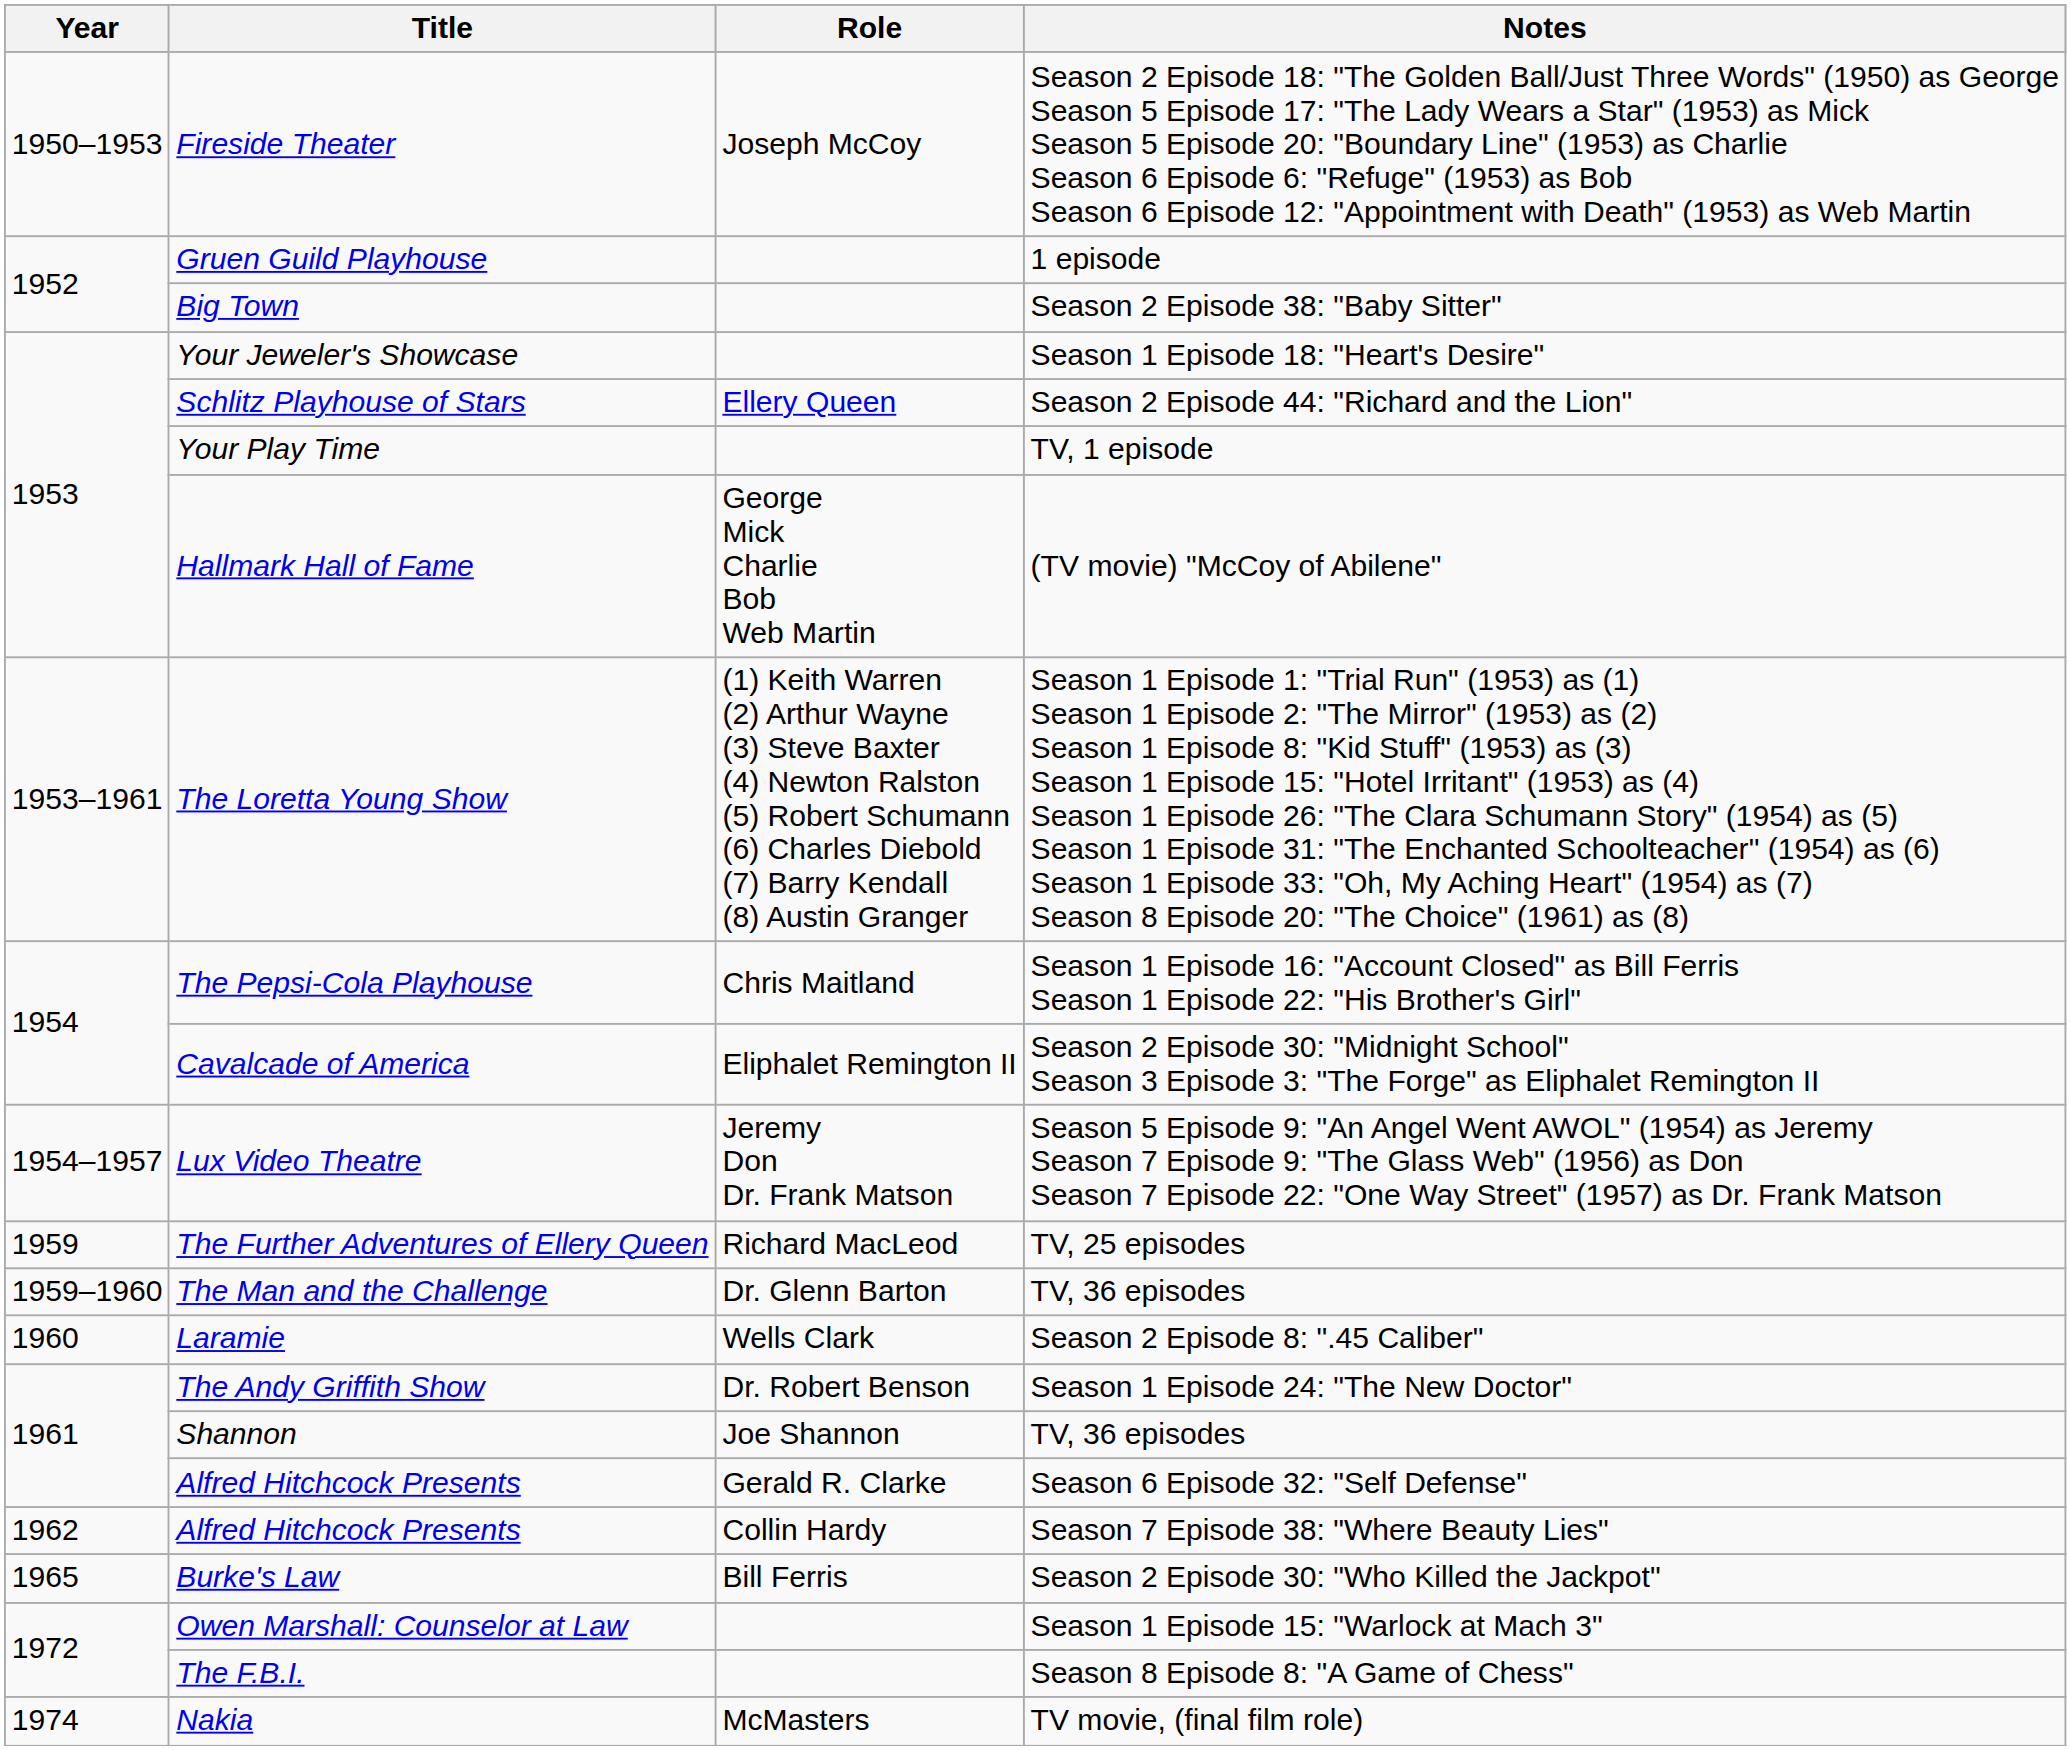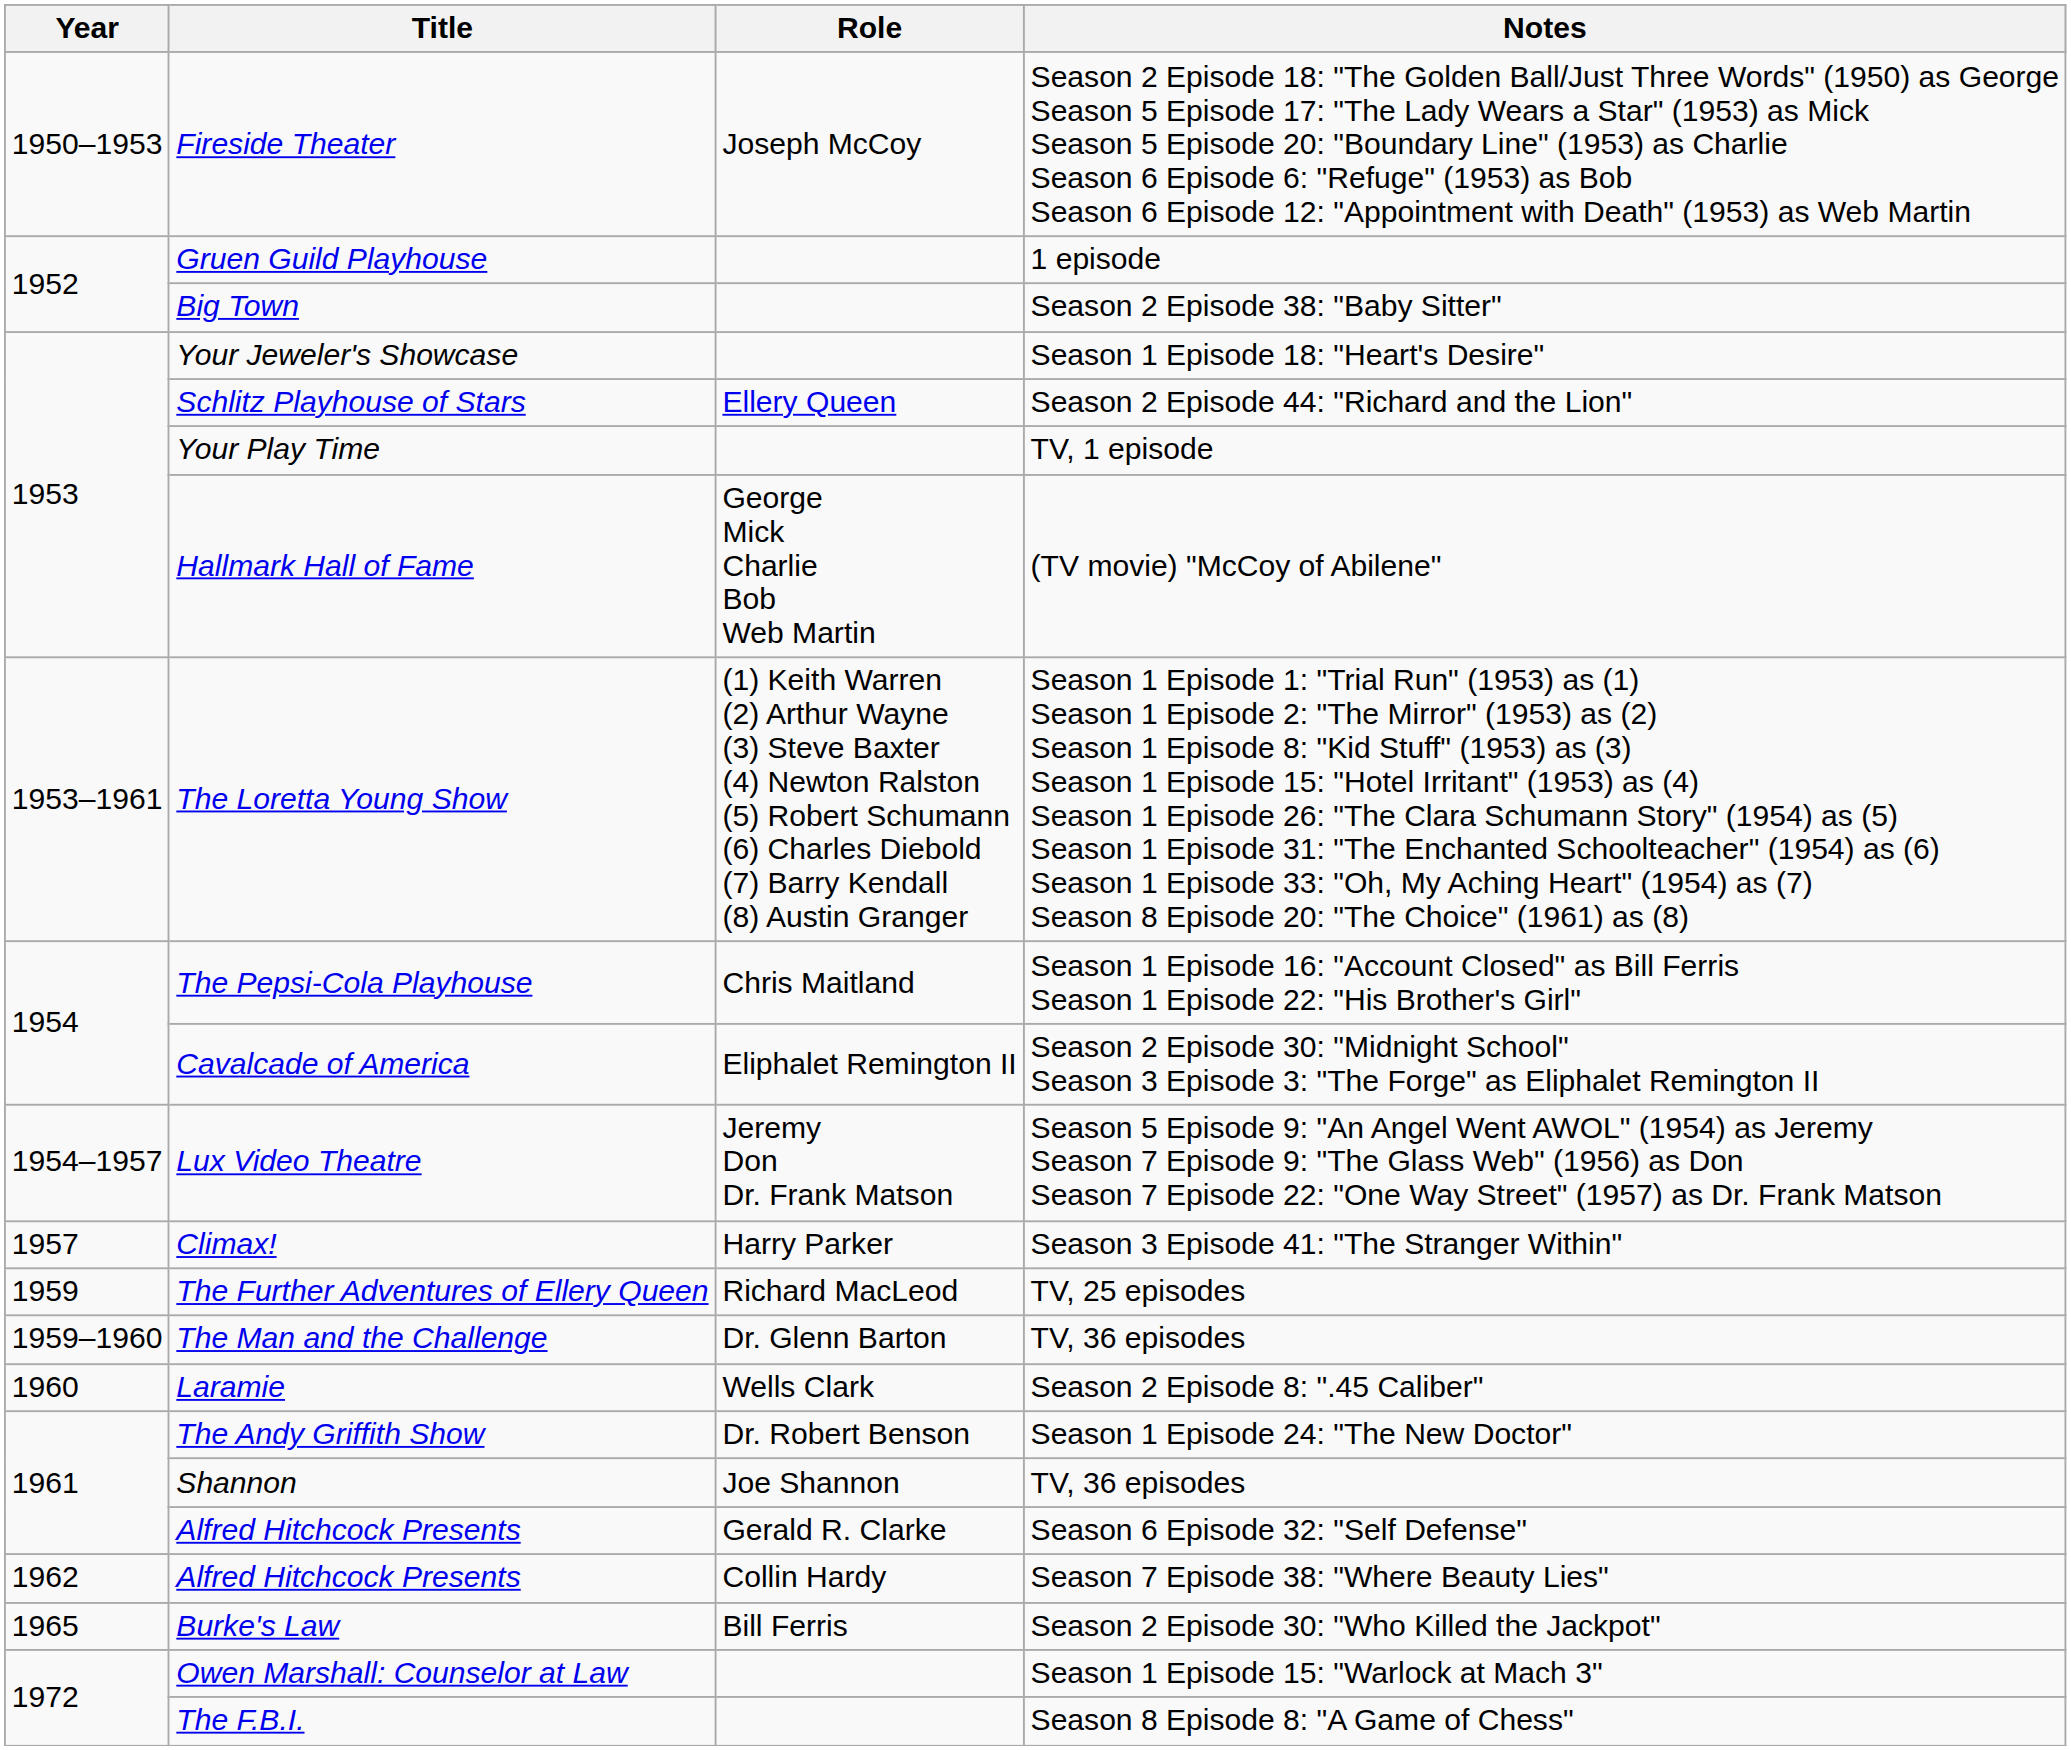+ row: (226, 1243)
- row: (215, 1720)
